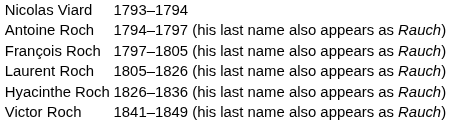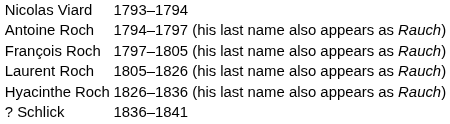+ row: (35, 112)
- row: (43, 112)
